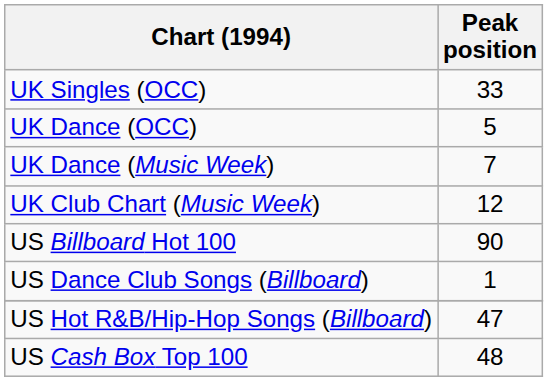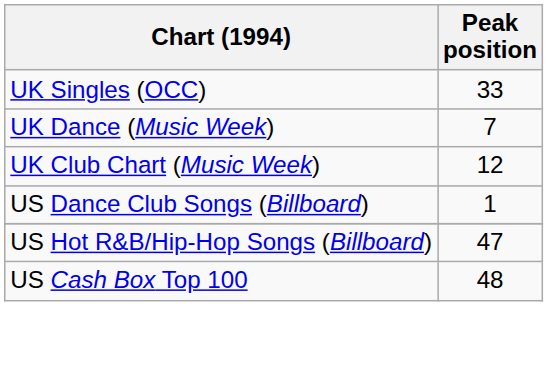- row: (104, 127)
- row: (123, 242)
